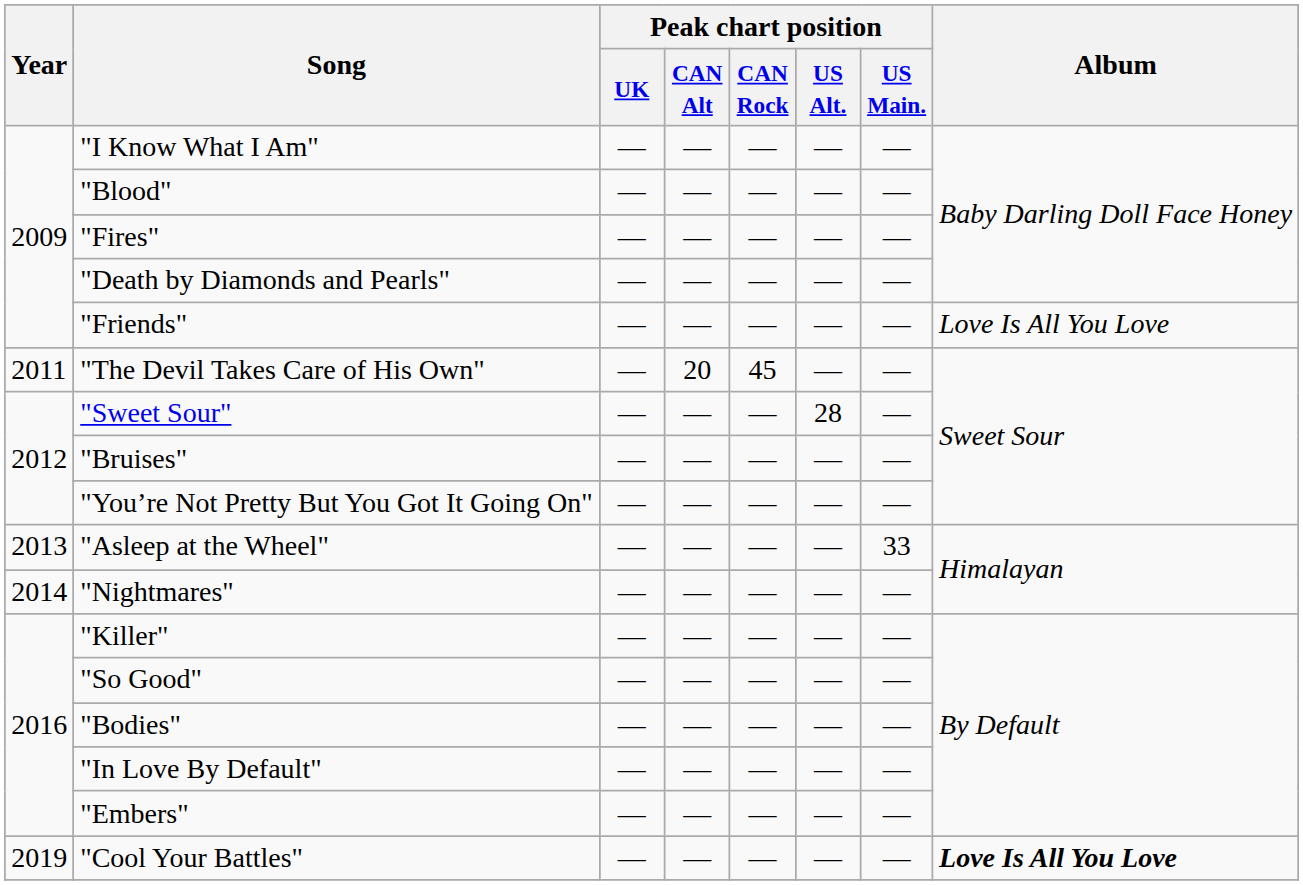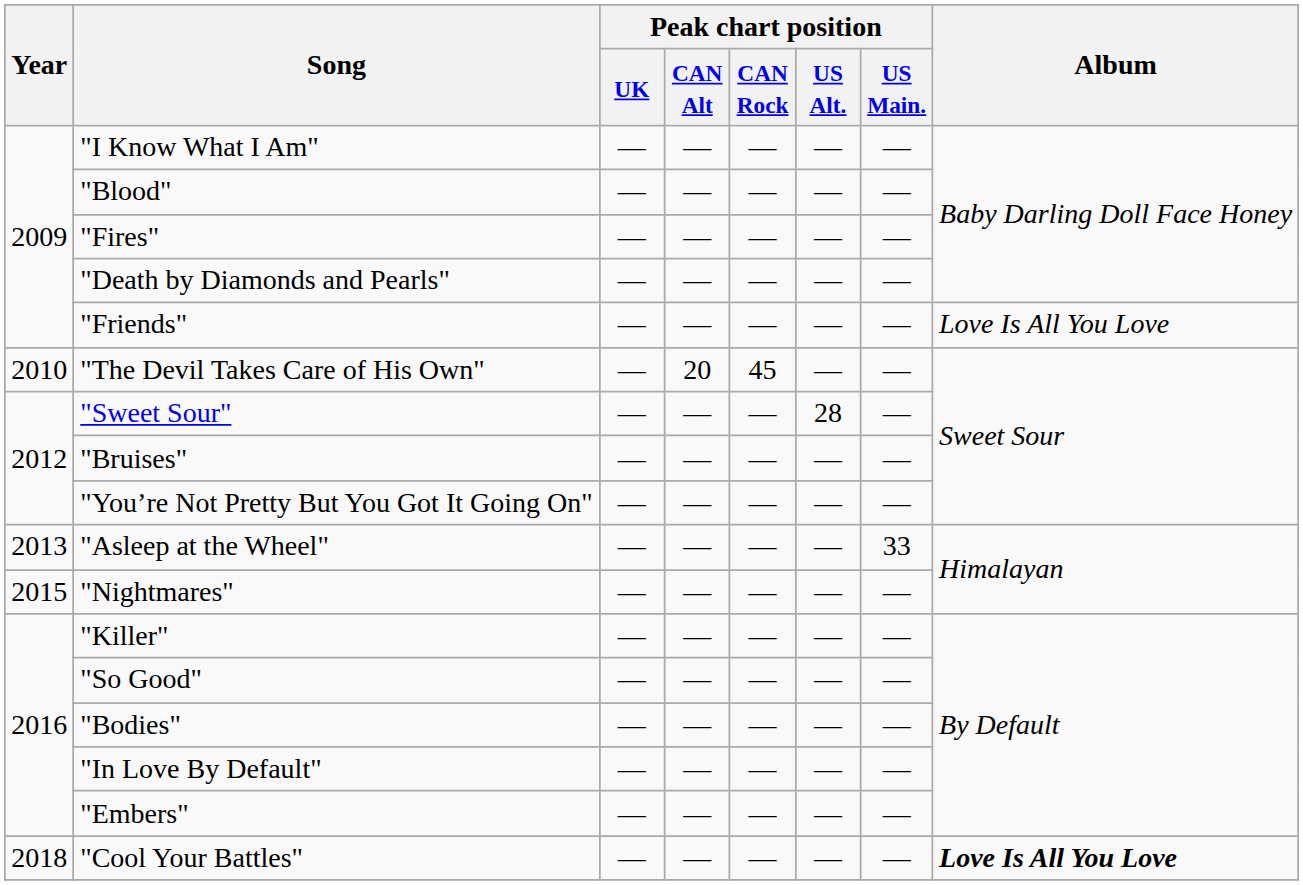(39, 369) 2011 -> (39, 369) 2010
(39, 591) 2014 -> (39, 591) 2015
(39, 857) 2019 -> (39, 857) 2018
